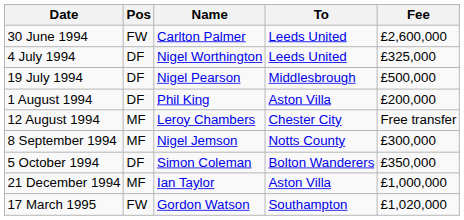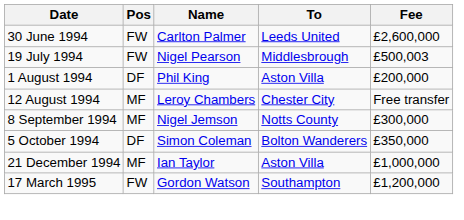- row: (41, 57)
(135, 78) DF -> (137, 57) FW
(408, 78) £500,000 -> (401, 57) £500,003
(414, 204) £1,020,000 -> (406, 183) £1,200,000
